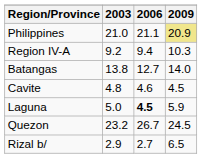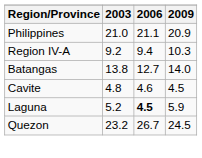(179, 32) khaki background -> (179, 32) no background
(113, 107) 5.0 -> (113, 107) 5.2
- row: (27, 144)
